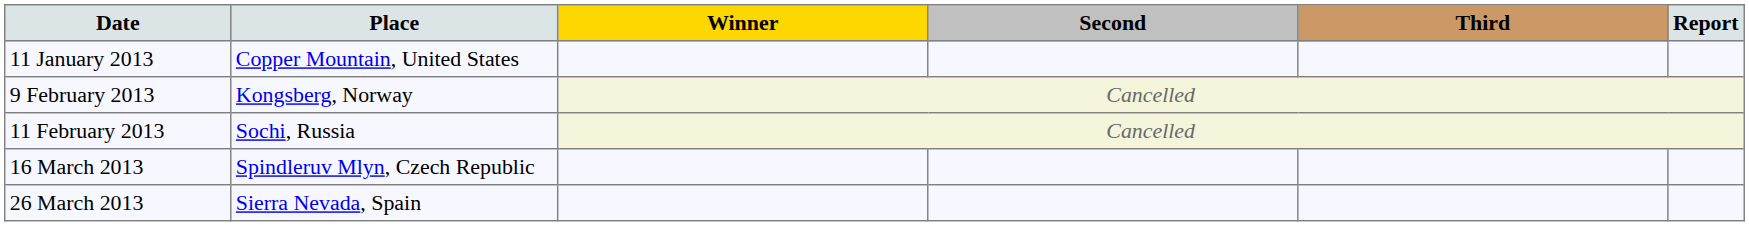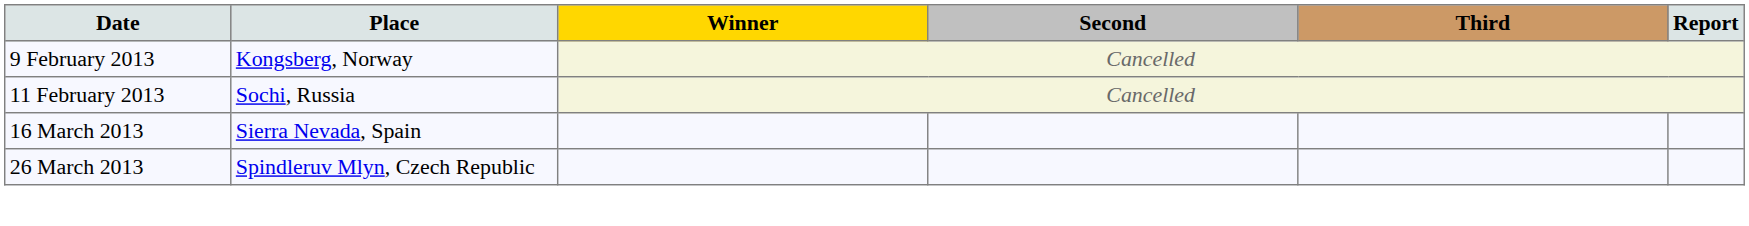- row: (82, 58)
(385, 166) Spindleruv Mlyn, Czech Republic -> (328, 130) Sierra Nevada, Spain
(328, 202) Sierra Nevada, Spain -> (385, 166) Spindleruv Mlyn, Czech Republic
